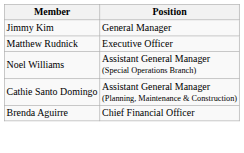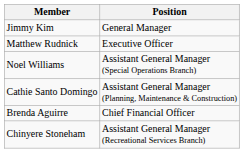+ row: (46, 134)
